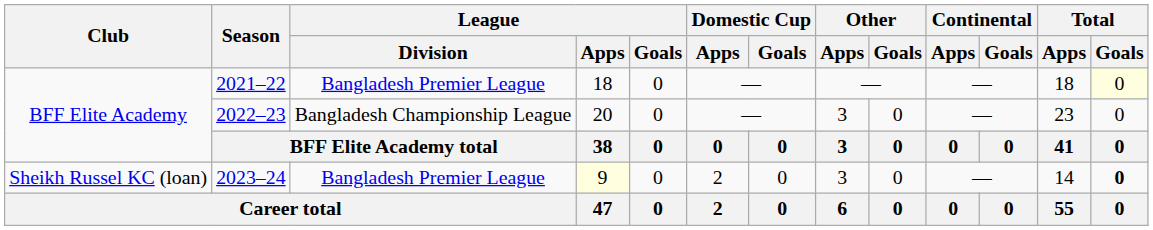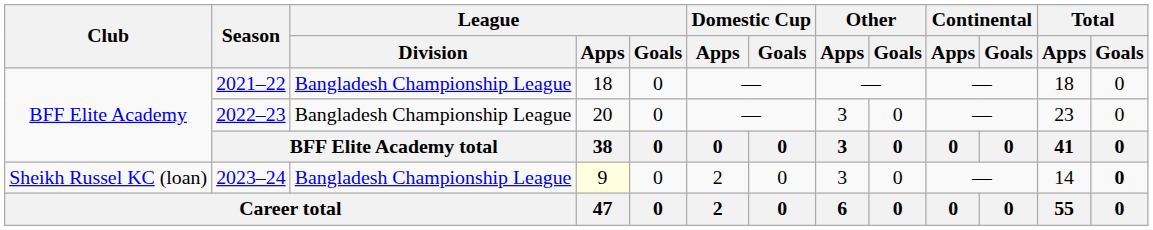(433, 83) Bangladesh Premier League -> (433, 83) Bangladesh Championship League
(1120, 83) lightyellow background -> (1120, 83) no background
(433, 177) Bangladesh Premier League -> (433, 177) Bangladesh Championship League
